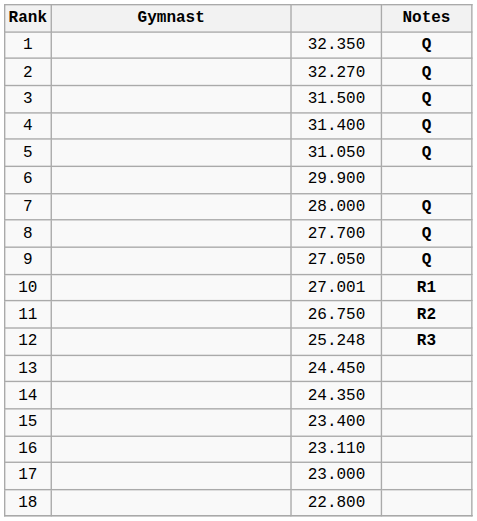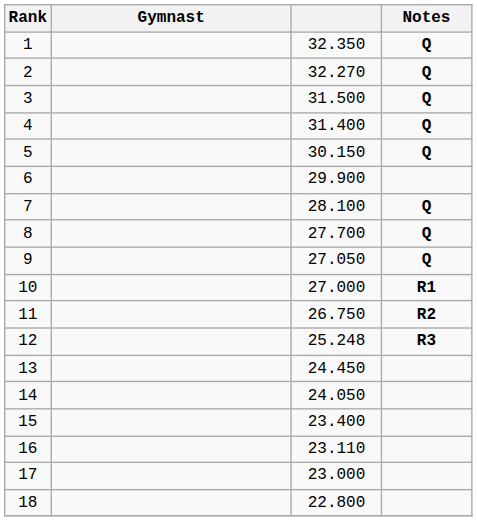(337, 152) 31.050 -> (337, 152) 30.150
(337, 206) 28.000 -> (337, 206) 28.100
(337, 287) 27.001 -> (337, 287) 27.000
(337, 395) 24.350 -> (337, 395) 24.050
